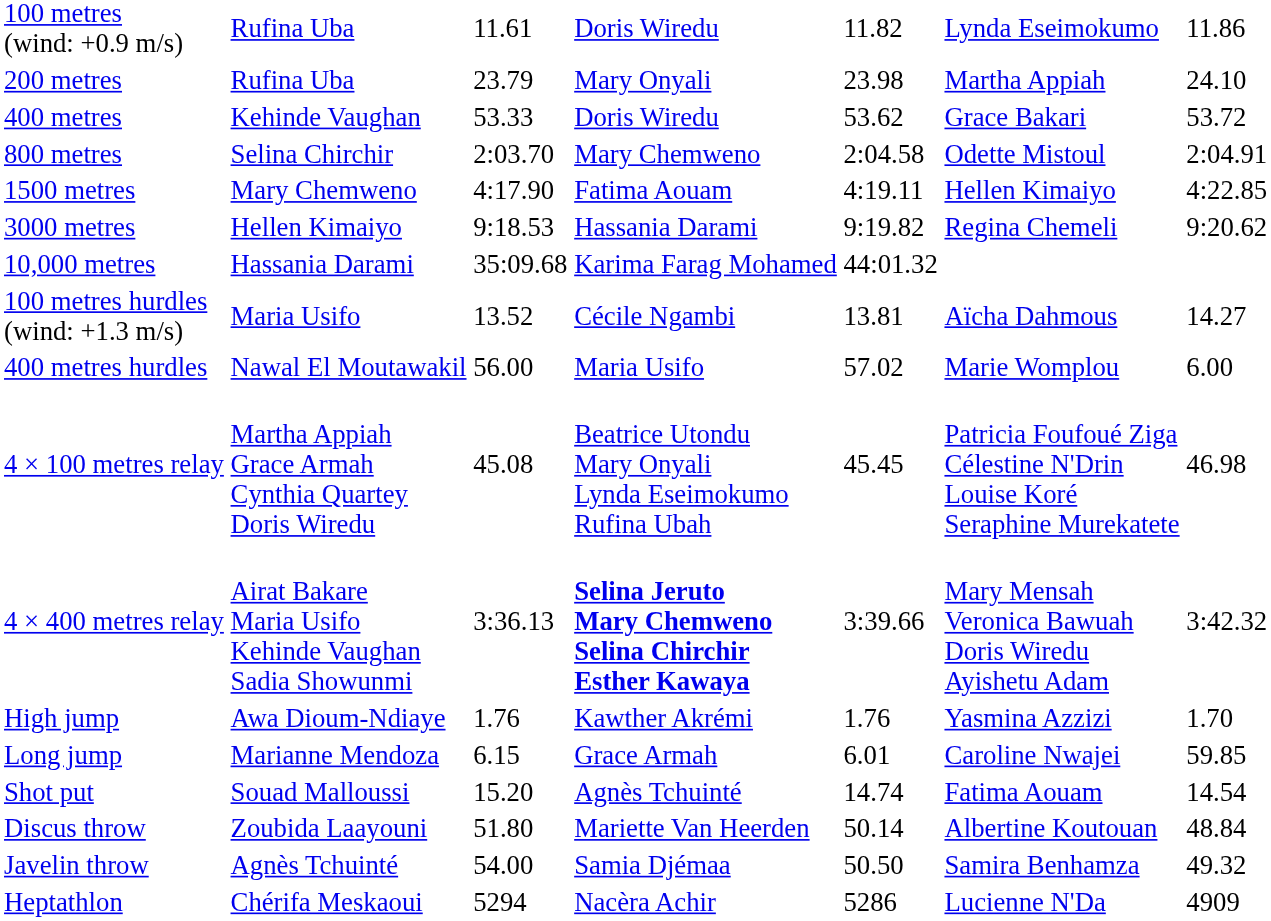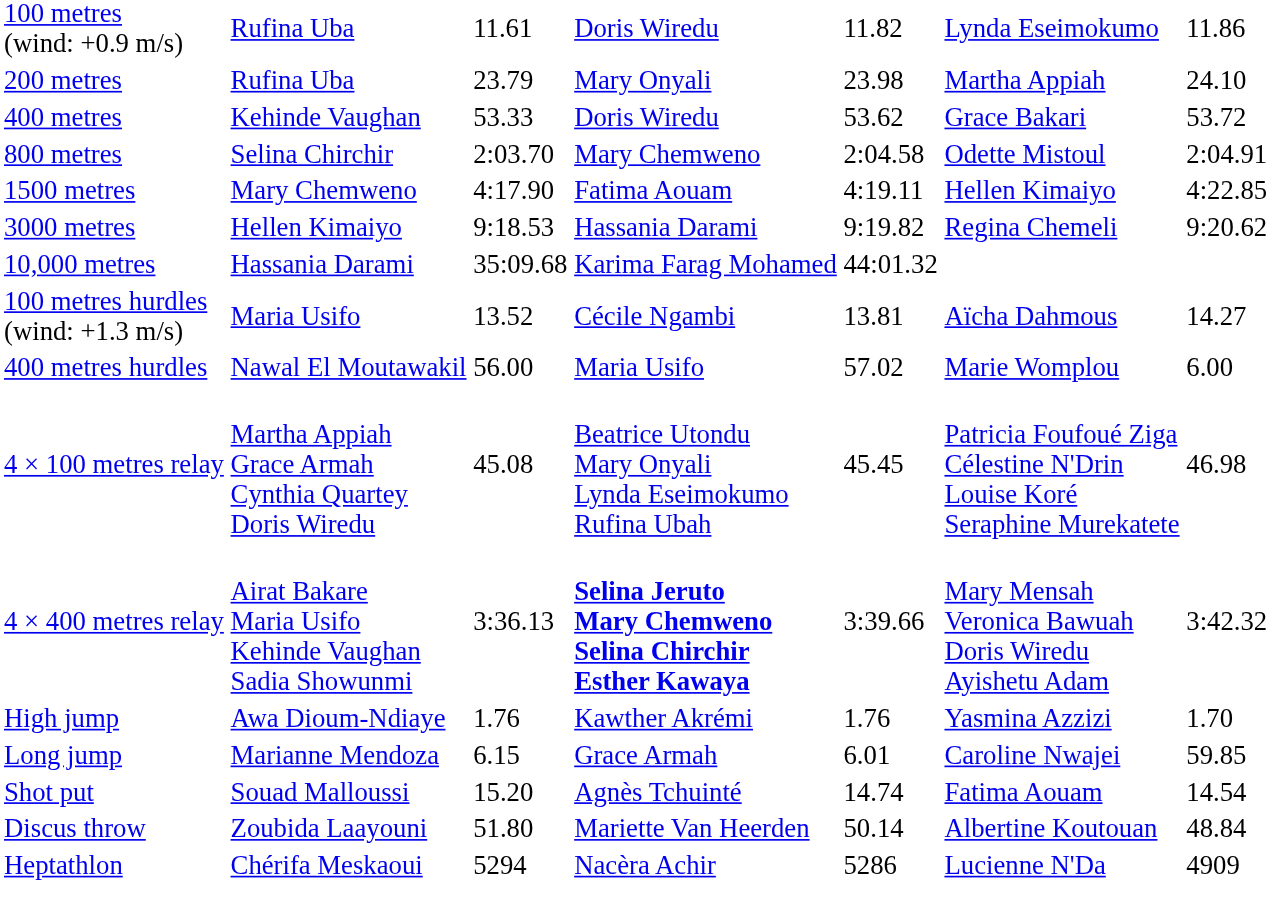- row: (76, 865)
